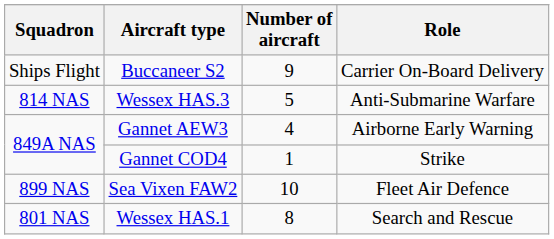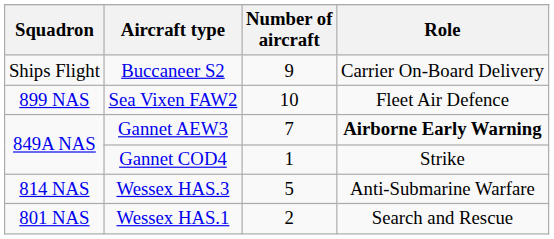rows swapped: (173, 188) <-> (173, 99)
(289, 129) 4 -> (289, 129) 7
(442, 129) normal -> (442, 129) bold
(289, 218) 8 -> (289, 218) 2
